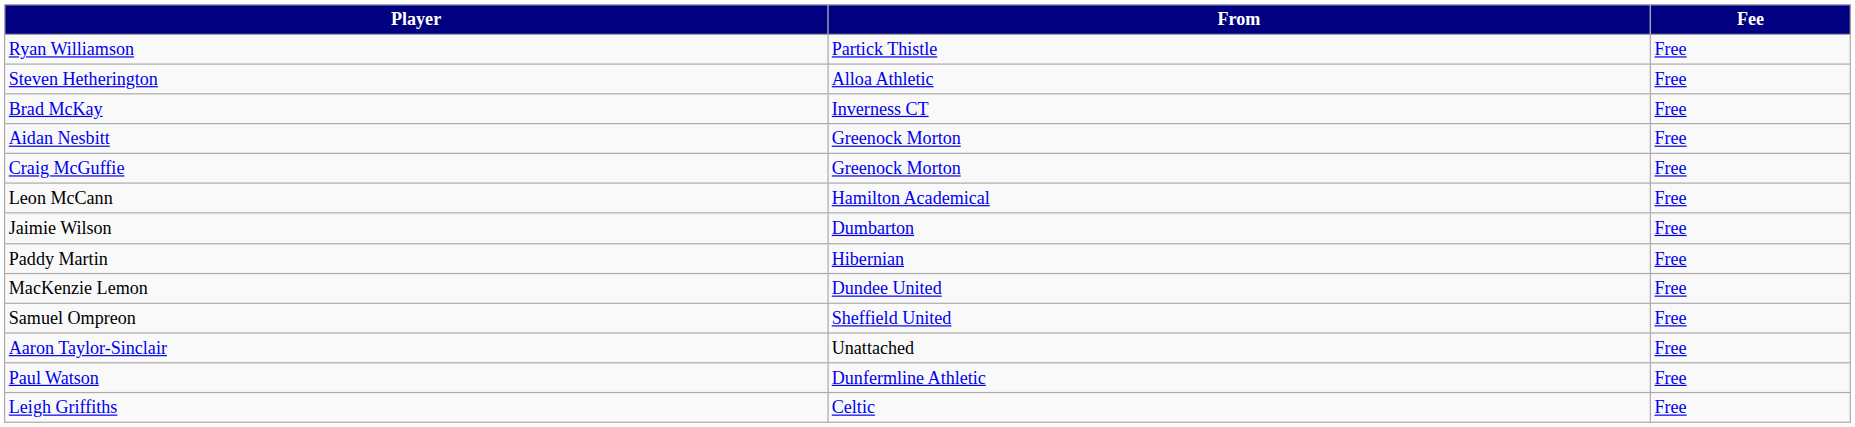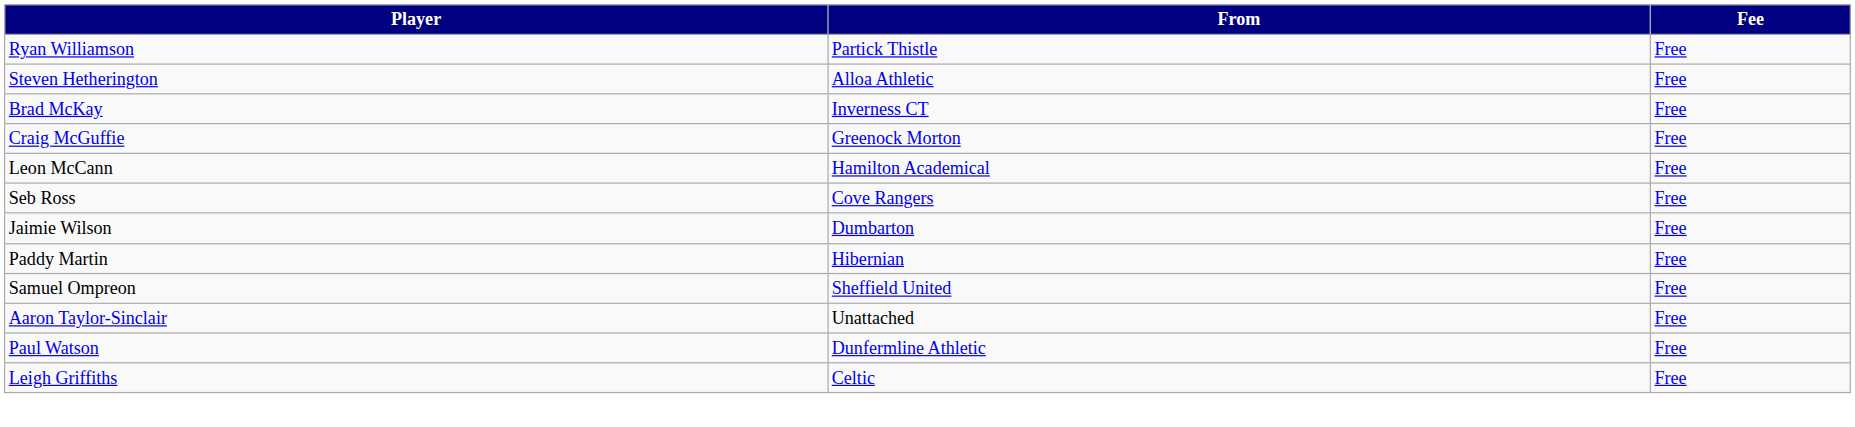- row: (59, 138)
+ row: (42, 198)
- row: (78, 288)
